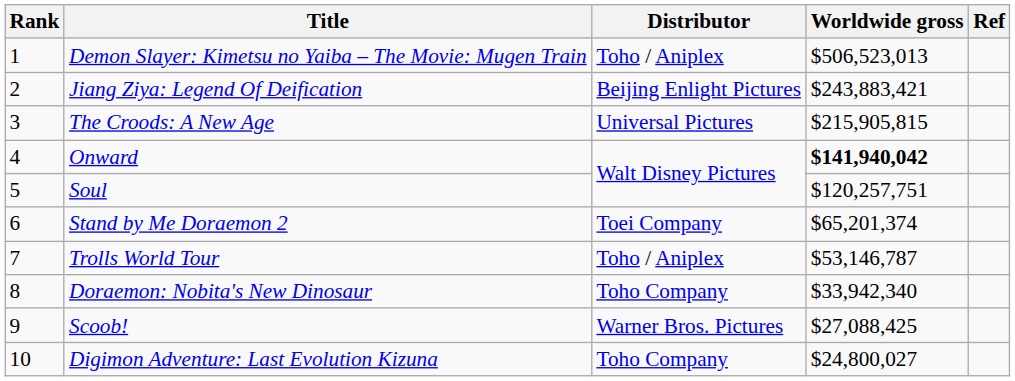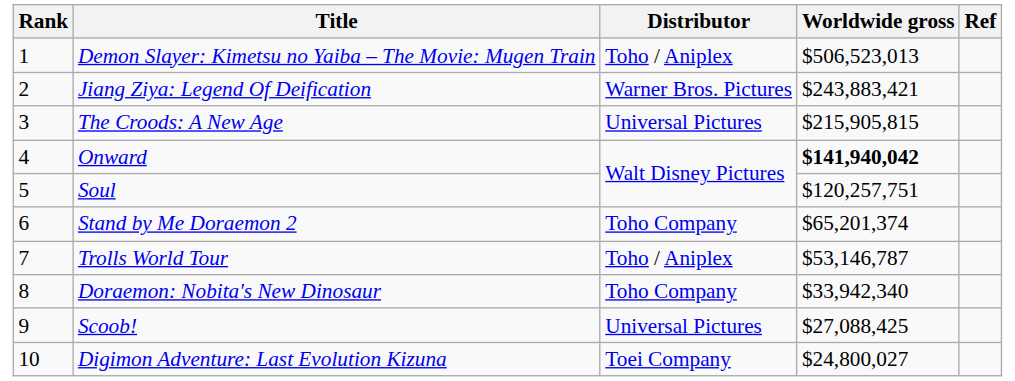(699, 88) Beijing Enlight Pictures -> (699, 88) Warner Bros. Pictures
(659, 223) Toei Company -> (671, 223) Toho Company
(690, 325) Warner Bros. Pictures -> (684, 325) Universal Pictures
(662, 358) Toho Company -> (668, 358) Toei Company
